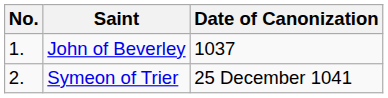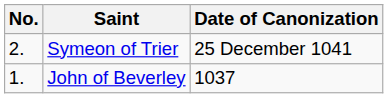rows swapped: (116, 48) <-> (113, 78)
